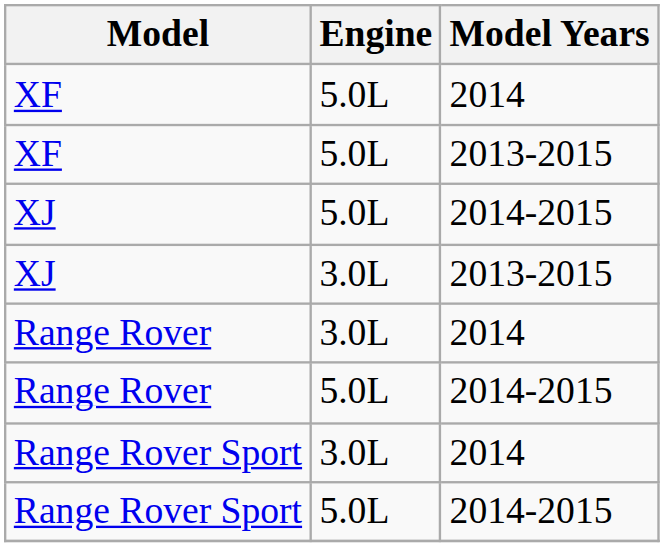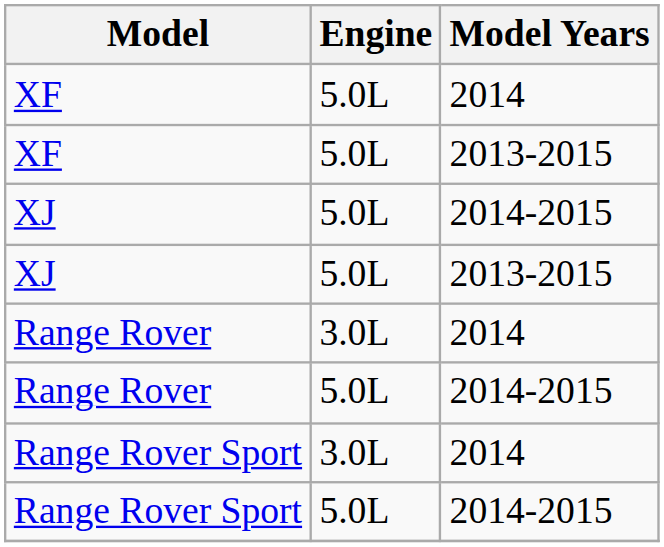(354, 272) 3.0L -> (354, 272) 5.0L
